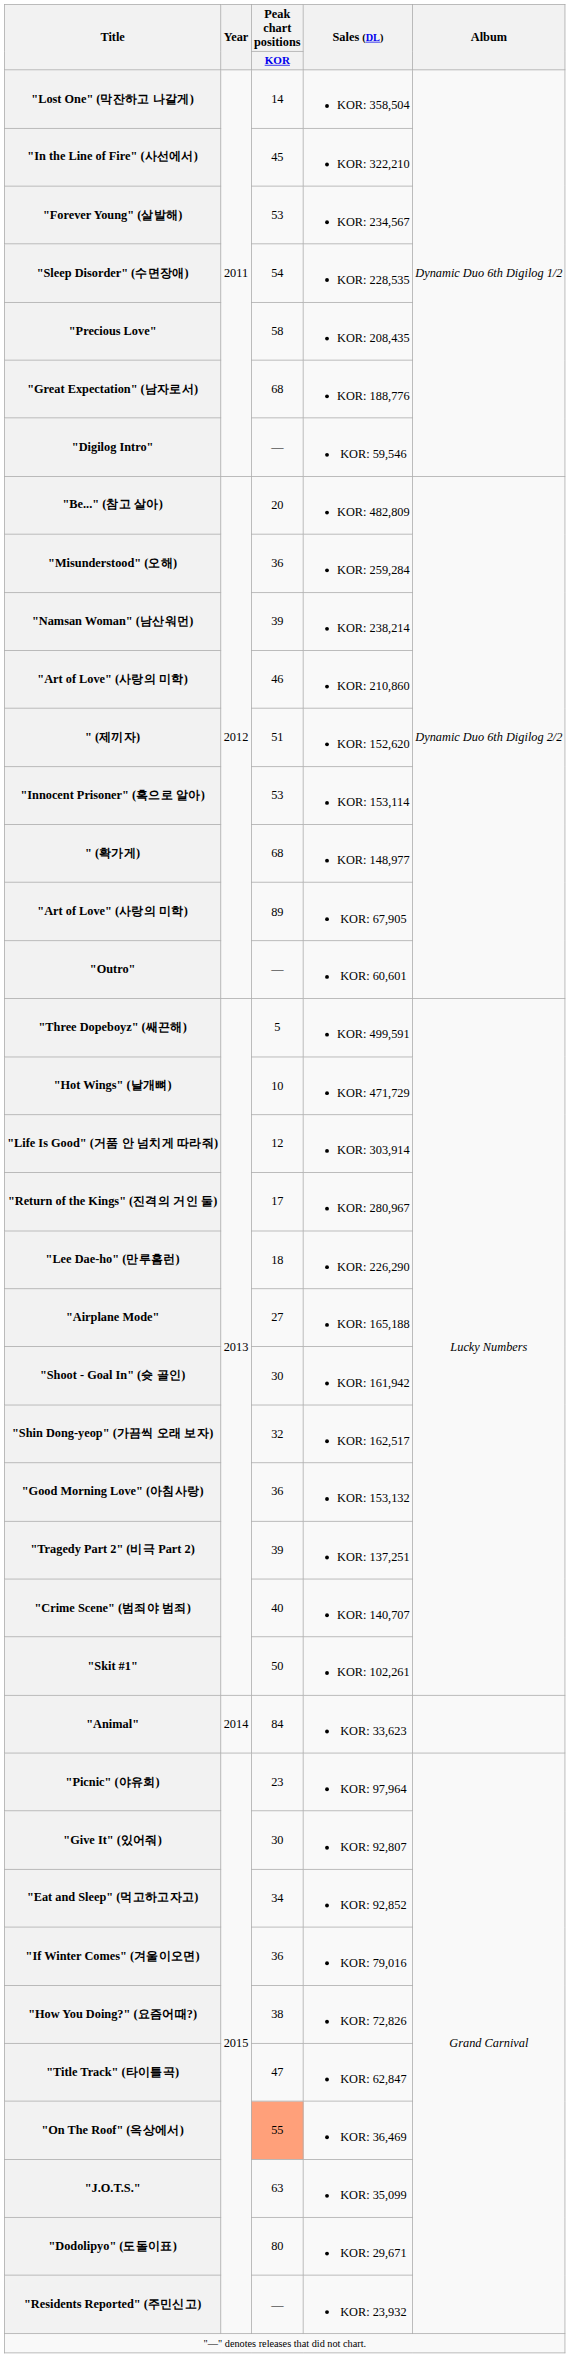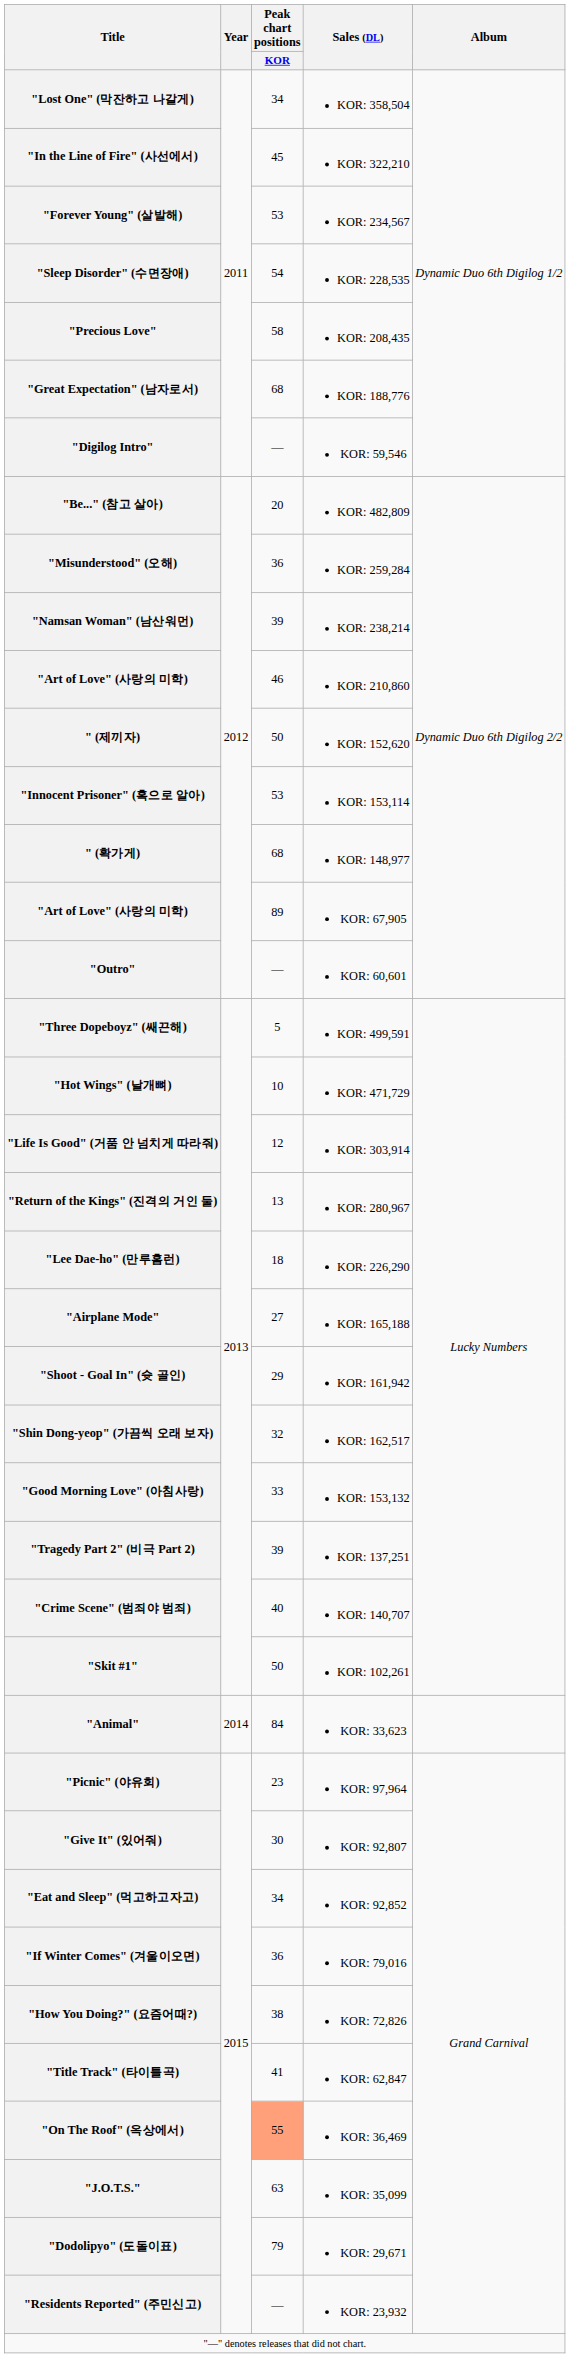(277, 99) 14 -> (277, 99) 34
(277, 737) 51 -> (277, 737) 50
(277, 1201) 17 -> (277, 1201) 13
(277, 1375) 30 -> (277, 1375) 29
(277, 1491) 36 -> (277, 1491) 33
(277, 2072) 47 -> (277, 2072) 41
(277, 2246) 80 -> (277, 2246) 79
